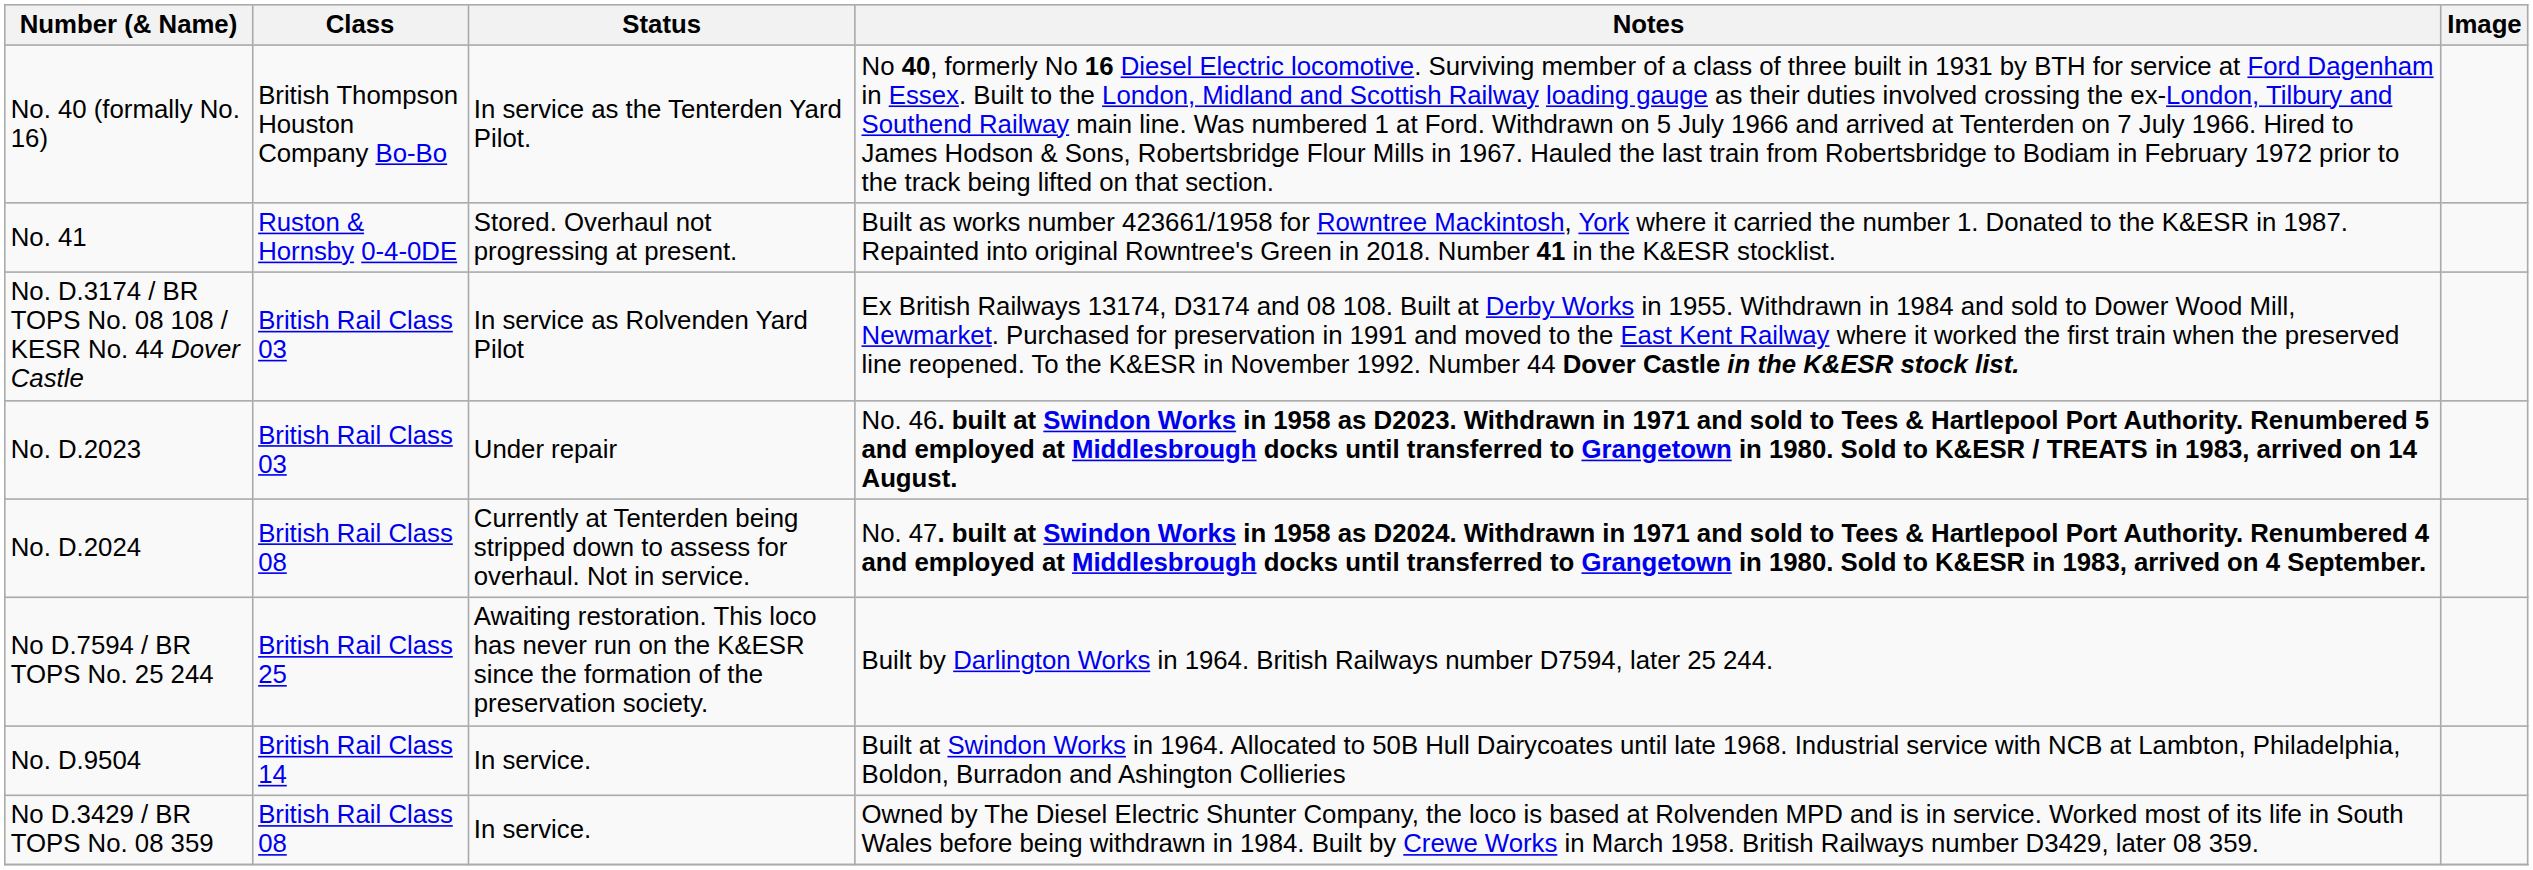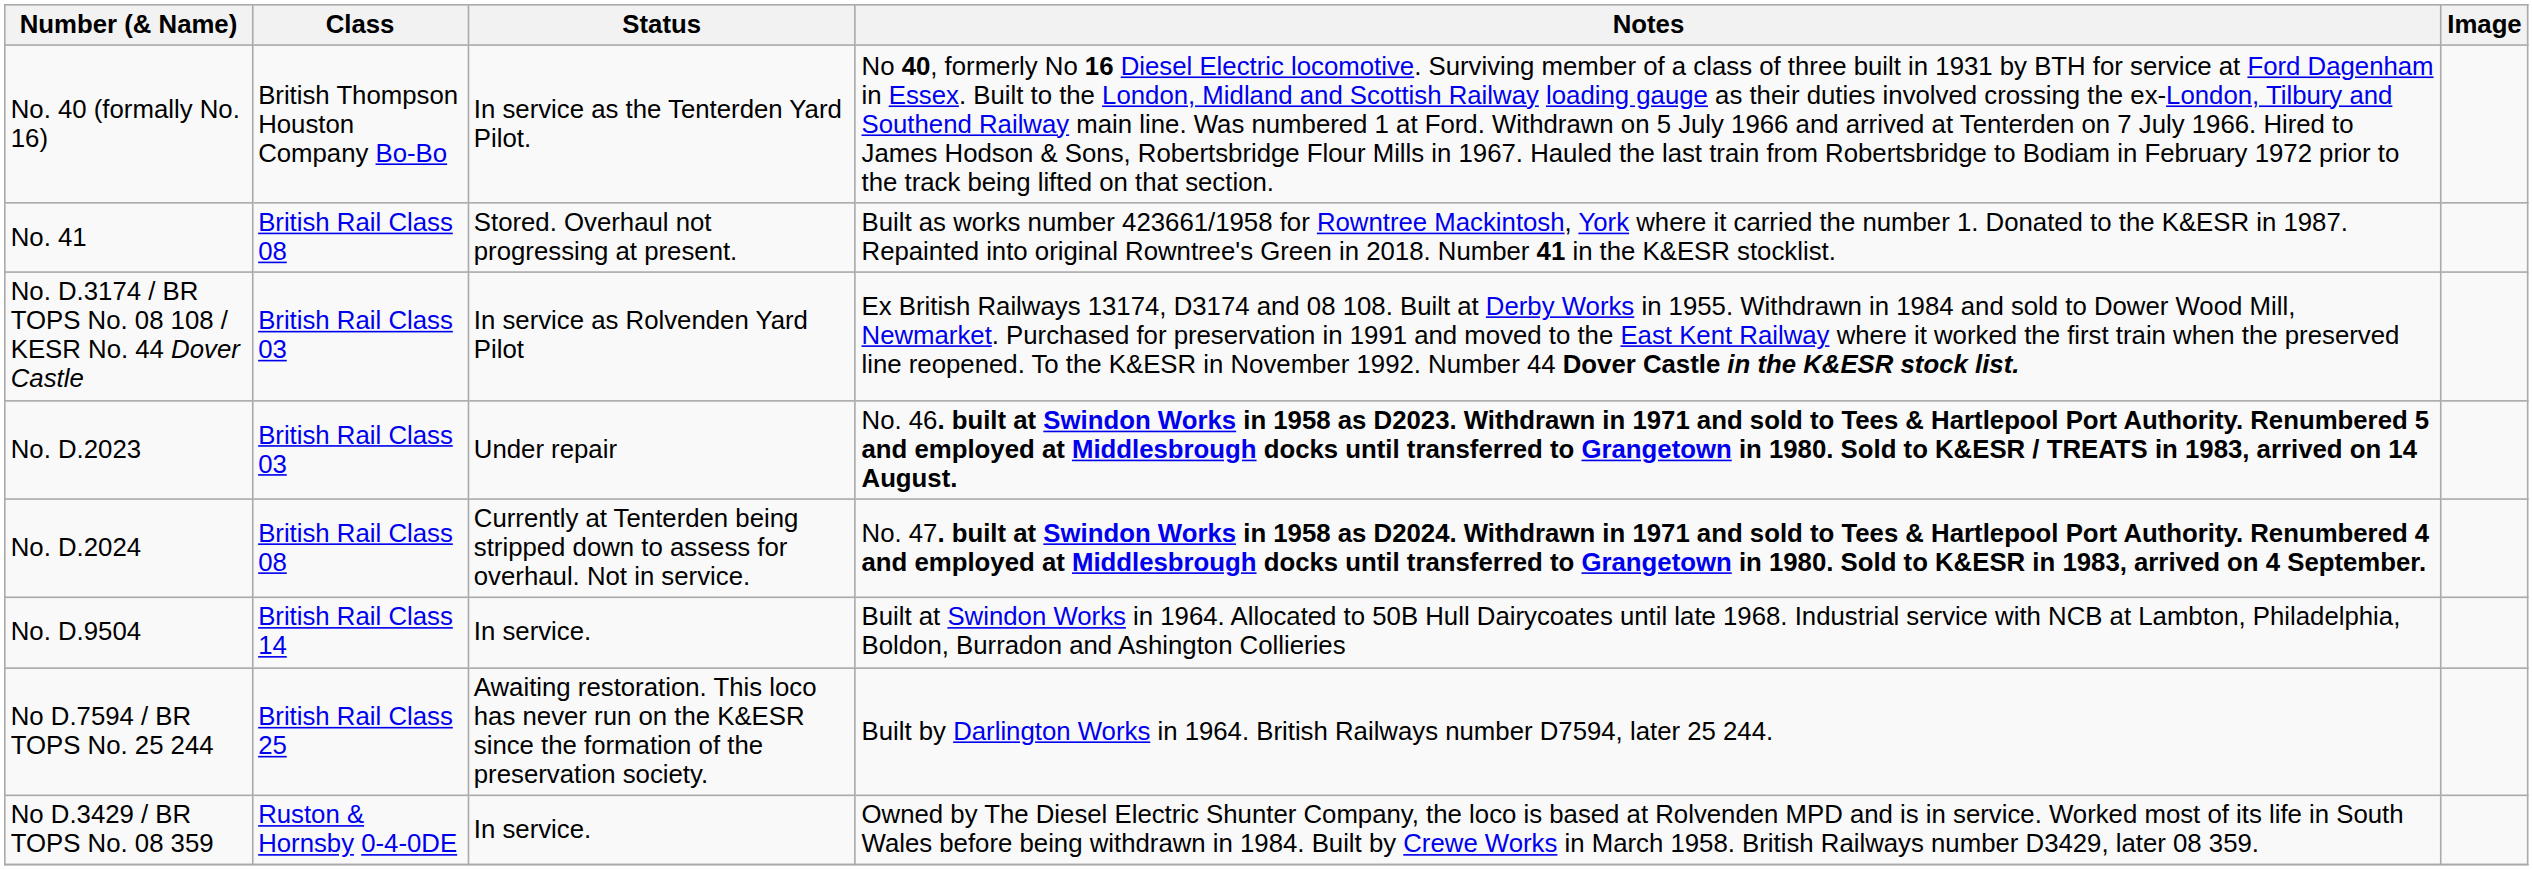(358, 237) Ruston & Hornsby 0-4-0DE -> (355, 237) British Rail Class 08
rows swapped: (76, 760) <-> (112, 661)
(355, 829) British Rail Class 08 -> (358, 829) Ruston & Hornsby 0-4-0DE
